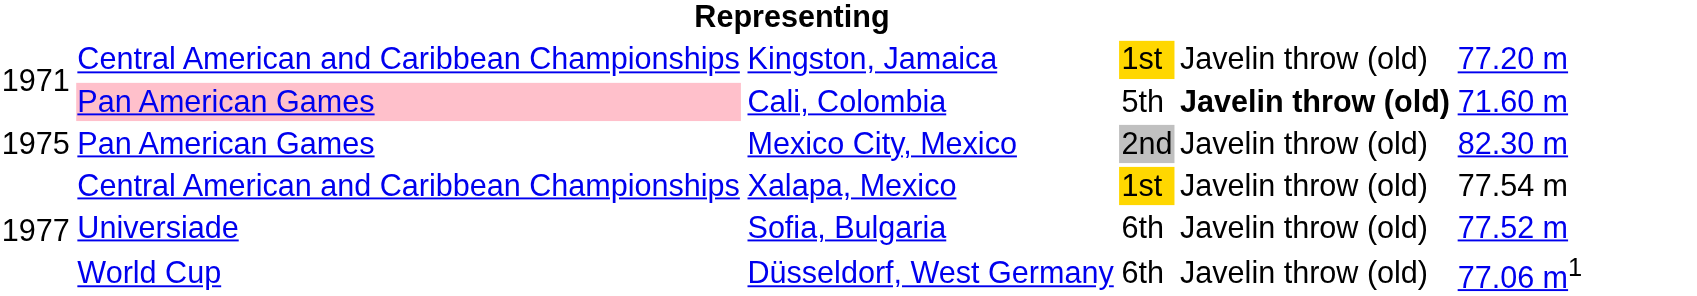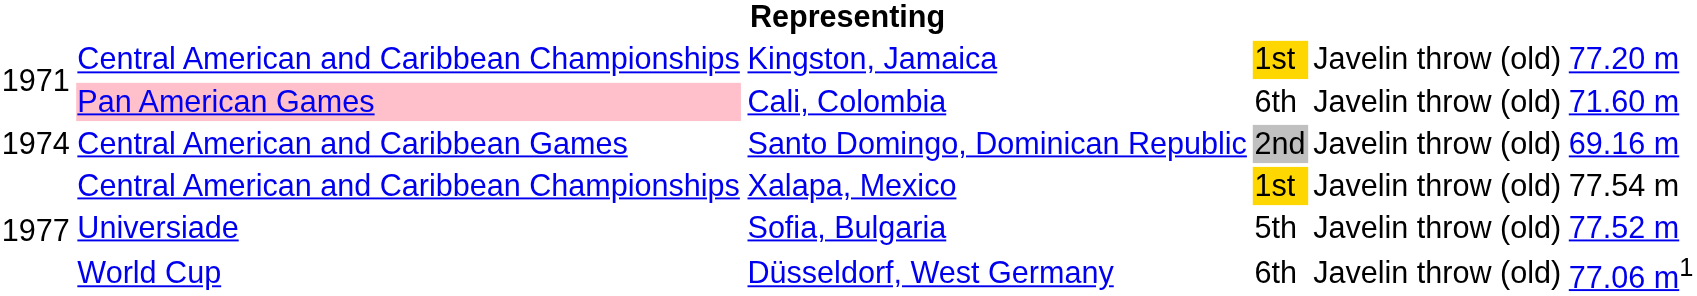(1143, 101) 5th -> (1276, 101) 6th
(1315, 101) bold -> (1437, 101) normal
+ row: (997, 143)
- row: (882, 143)
(1143, 227) 6th -> (1276, 227) 5th
